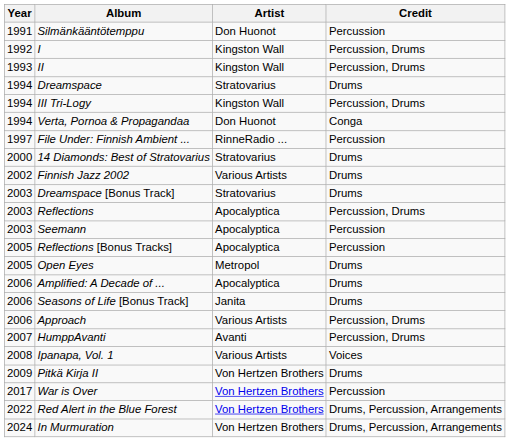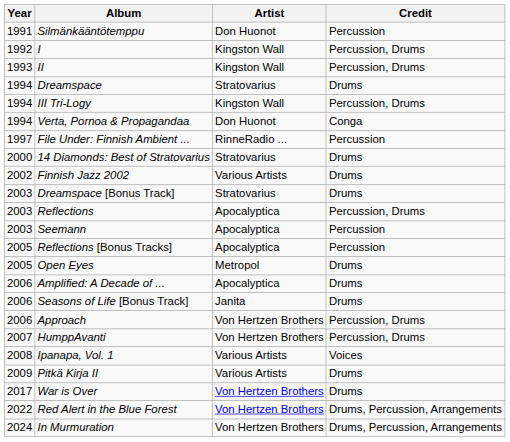(251, 319) Various Artists -> (269, 319) Von Hertzen Brothers
(231, 337) Avanti -> (269, 337) Von Hertzen Brothers
(269, 373) Von Hertzen Brothers -> (251, 373) Various Artists
(357, 391) Percussion -> (346, 391) Drums
